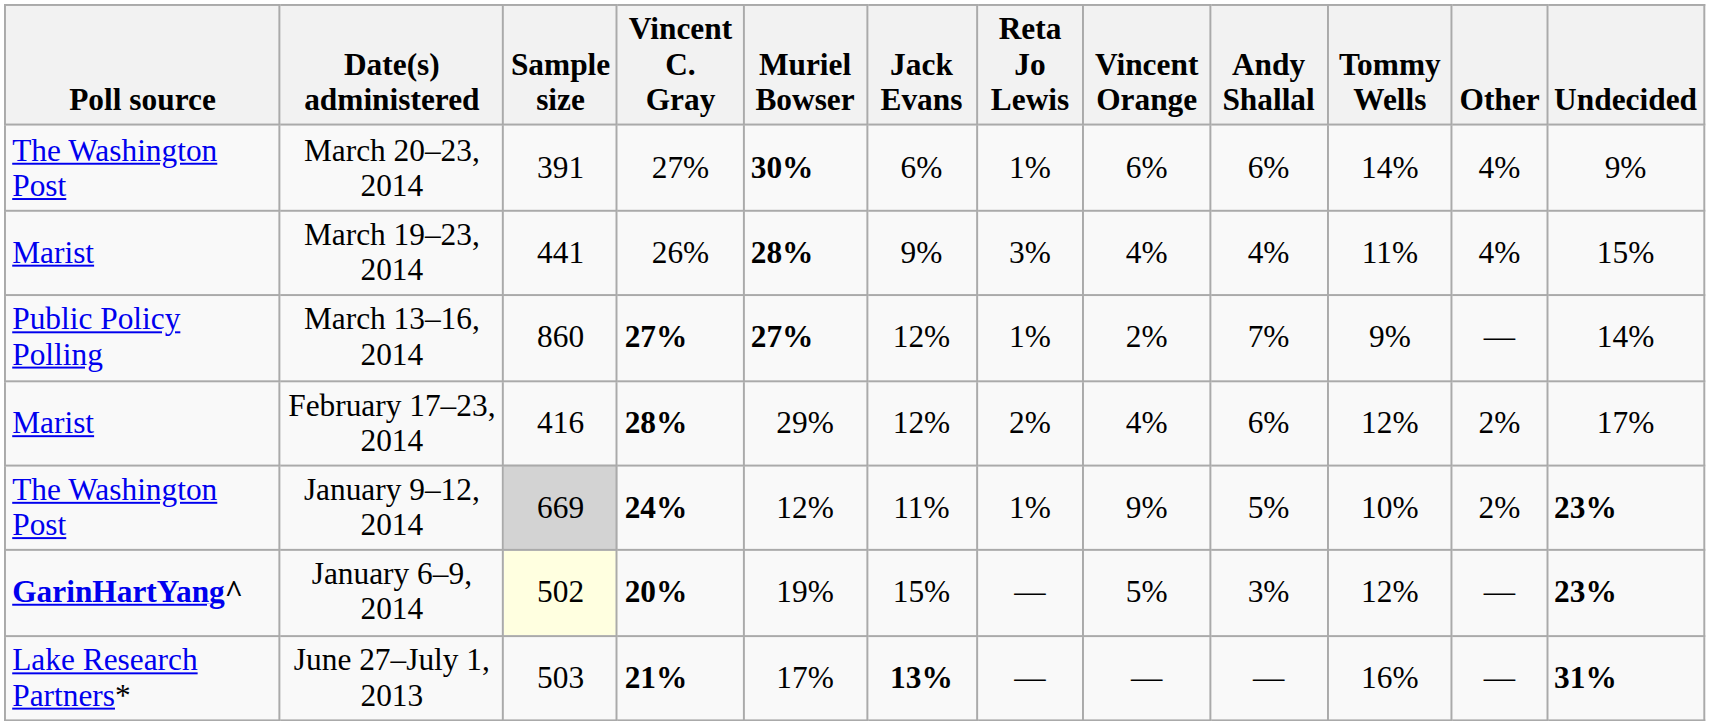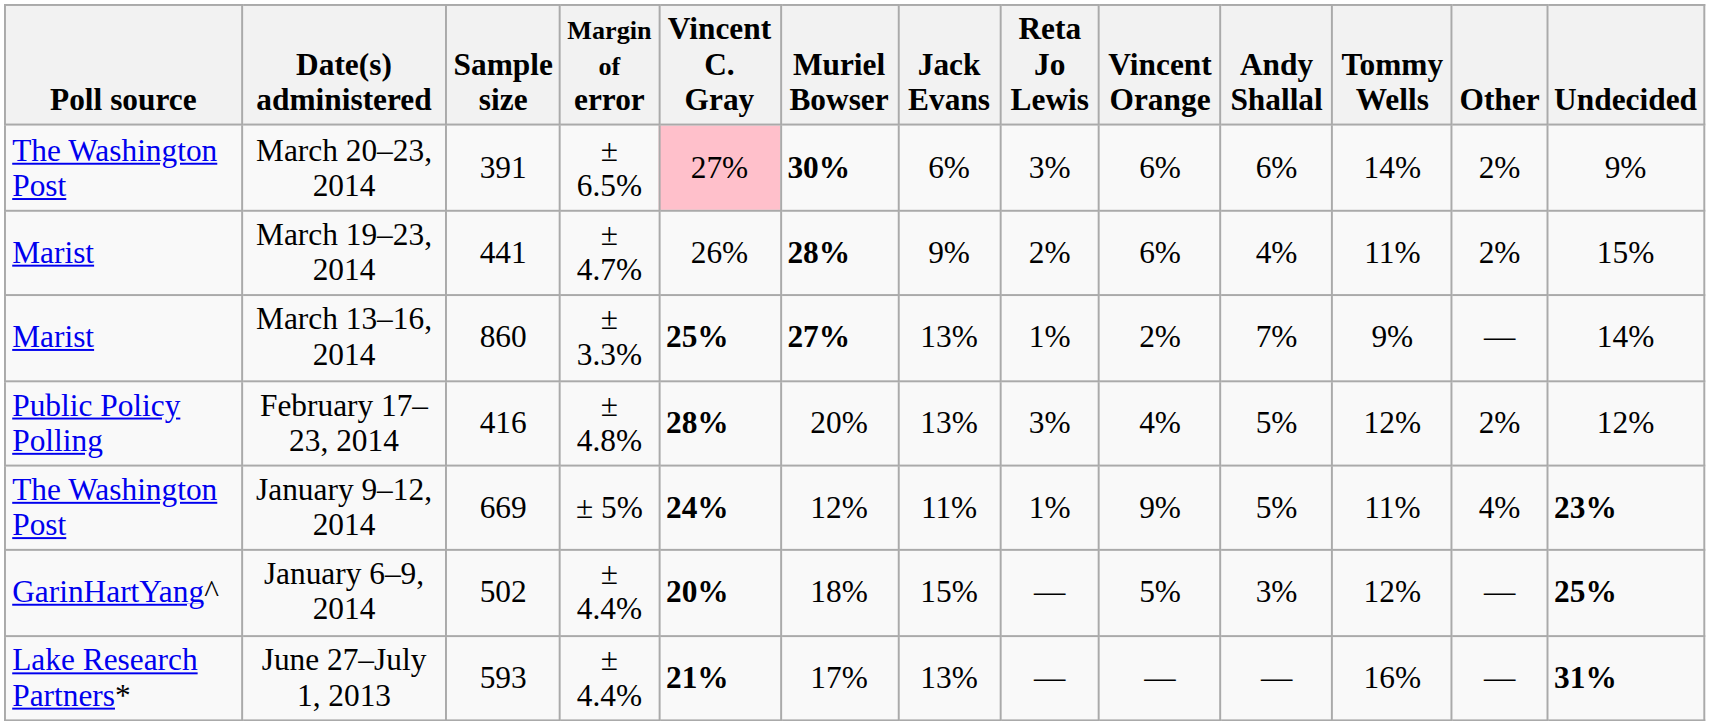+ column: (609, 66)
(680, 167) no background -> (719, 167) pink background
(1030, 167) 1% -> (1050, 167) 3%
(1500, 167) 4% -> (1500, 167) 2%
(1030, 252) 3% -> (1050, 252) 2%
(1147, 252) 4% -> (1160, 252) 6%
(1500, 252) 4% -> (1500, 252) 2%
(96, 337) Public Policy Polling -> (53, 337) Marist
(656, 337) 27% -> (697, 337) 25%
(921, 337) 12% -> (949, 337) 13%
(53, 422) Marist -> (96, 422) Public Policy Polling
(805, 422) 29% -> (839, 422) 20%
(921, 422) 12% -> (949, 422) 13%
(1030, 422) 2% -> (1050, 422) 3%
(1269, 422) 6% -> (1277, 422) 5%
(1626, 422) 17% -> (1626, 422) 12%
(561, 507) lightgrey background -> (503, 507) no background
(1390, 507) 10% -> (1392, 507) 11%
(1500, 507) 2% -> (1500, 507) 4%
(128, 592) bold -> (116, 592) normal
(561, 592) lightyellow background -> (503, 592) no background
(805, 592) 19% -> (839, 592) 18%
(1585, 592) 23% -> (1585, 592) 25%
(561, 677) 503 -> (503, 677) 593
(921, 677) bold -> (949, 677) normal
